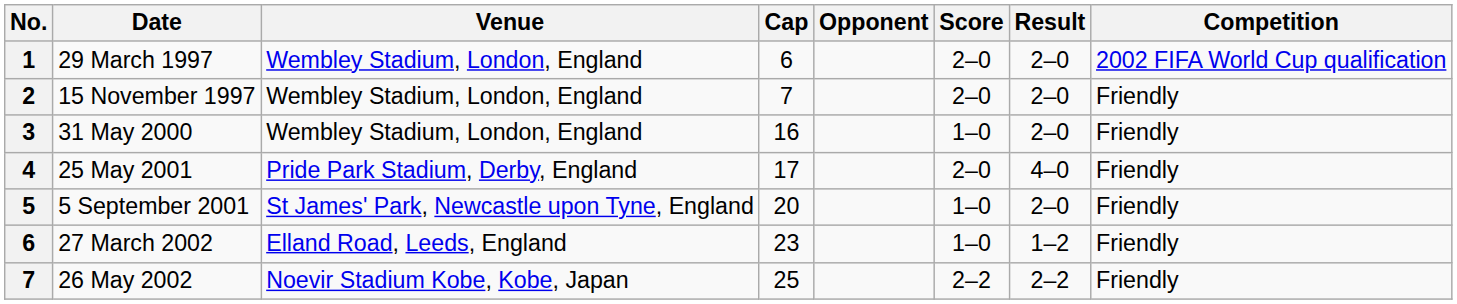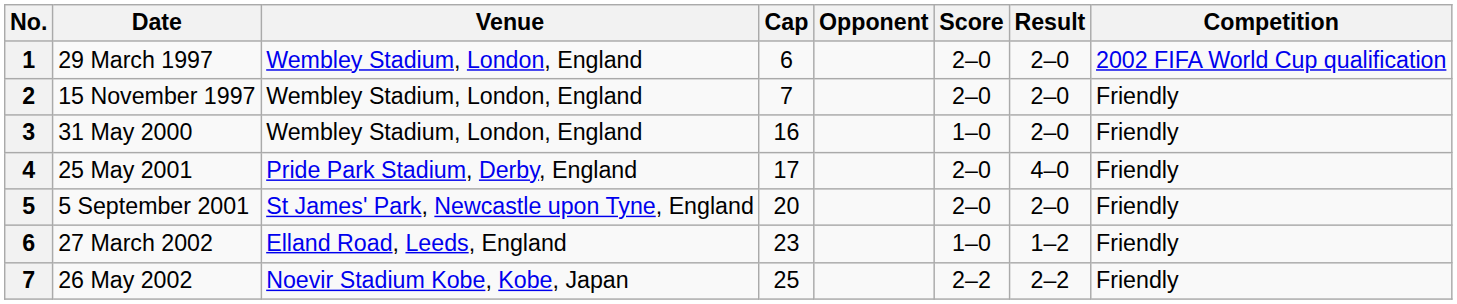(971, 206) 1–0 -> (971, 206) 2–0
